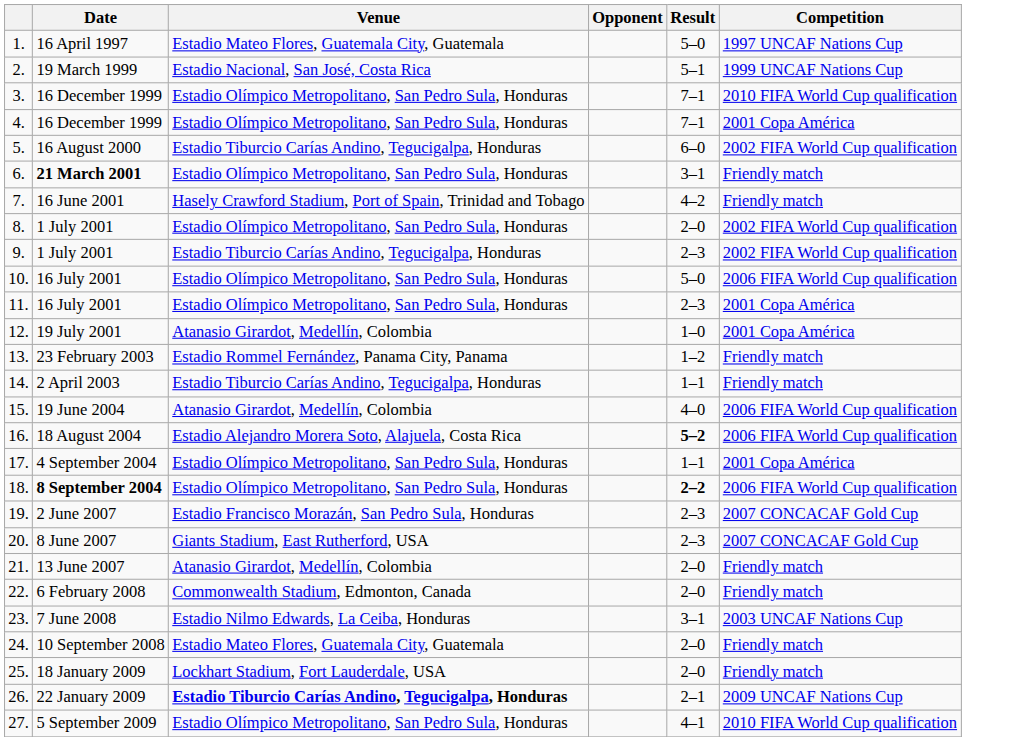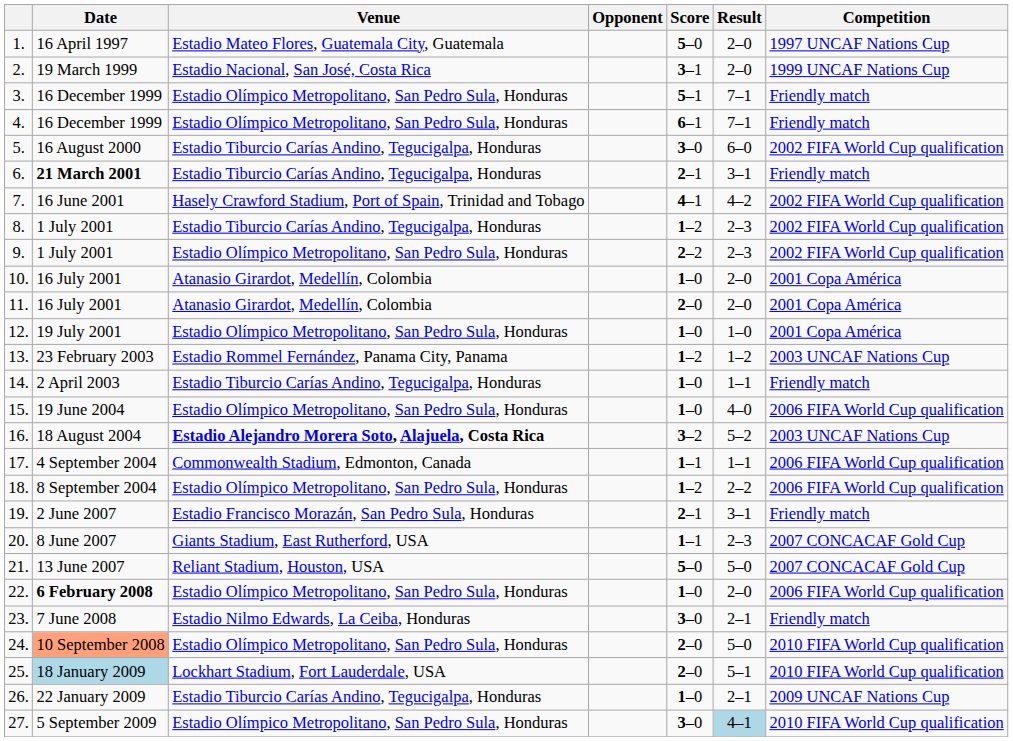+ column: (690, 17)
(693, 43) 5–0 -> (739, 43) 2–0
(693, 69) 5–1 -> (739, 69) 2–0
(840, 95) 2010 FIFA World Cup qualification -> (820, 95) Friendly match
(789, 122) 2001 Copa América -> (820, 122) Friendly match
(370, 174) Estadio Olímpico Metropolitano, San Pedro Sula, Honduras -> (357, 174) Estadio Tiburcio Carías Andino, Tegucigalpa, Honduras
(773, 200) Friendly match -> (887, 200) 2002 FIFA World Cup qualification
(370, 226) Estadio Olímpico Metropolitano, San Pedro Sula, Honduras -> (357, 226) Estadio Tiburcio Carías Andino, Tegucigalpa, Honduras
(693, 226) 2–0 -> (739, 226) 2–3
(357, 252) Estadio Tiburcio Carías Andino, Tegucigalpa, Honduras -> (370, 252) Estadio Olímpico Metropolitano, San Pedro Sula, Honduras
(370, 278) Estadio Olímpico Metropolitano, San Pedro Sula, Honduras -> (302, 278) Atanasio Girardot, Medellín, Colombia
(693, 278) 5–0 -> (739, 278) 2–0
(840, 278) 2006 FIFA World Cup qualification -> (835, 278) 2001 Copa América
(370, 305) Estadio Olímpico Metropolitano, San Pedro Sula, Honduras -> (302, 305) Atanasio Girardot, Medellín, Colombia
(693, 305) 2–3 -> (739, 305) 2–0
(302, 331) Atanasio Girardot, Medellín, Colombia -> (370, 331) Estadio Olímpico Metropolitano, San Pedro Sula, Honduras
(773, 357) Friendly match -> (859, 357) 2003 UNCAF Nations Cup
(302, 409) Atanasio Girardot, Medellín, Colombia -> (370, 409) Estadio Olímpico Metropolitano, San Pedro Sula, Honduras
(347, 435) normal -> (358, 435) bold
(693, 435) bold -> (739, 435) normal
(840, 435) 2006 FIFA World Cup qualification -> (859, 435) 2003 UNCAF Nations Cup
(370, 461) Estadio Olímpico Metropolitano, San Pedro Sula, Honduras -> (322, 461) Commonwealth Stadium, Edmonton, Canada
(789, 461) 2001 Copa América -> (887, 461) 2006 FIFA World Cup qualification
(99, 488) bold -> (96, 488) normal
(693, 488) bold -> (739, 488) normal
(693, 514) 2–3 -> (739, 514) 3–1
(821, 514) 2007 CONCACAF Gold Cup -> (820, 514) Friendly match
(302, 566) Atanasio Girardot, Medellín, Colombia -> (278, 566) Reliant Stadium, Houston, USA
(693, 566) 2–0 -> (739, 566) 5–0
(773, 566) Friendly match -> (867, 566) 2007 CONCACAF Gold Cup
(91, 592) normal -> (95, 592) bold
(322, 592) Commonwealth Stadium, Edmonton, Canada -> (370, 592) Estadio Olímpico Metropolitano, San Pedro Sula, Honduras
(773, 592) Friendly match -> (887, 592) 2006 FIFA World Cup qualification
(693, 618) 3–1 -> (739, 618) 2–1
(813, 618) 2003 UNCAF Nations Cup -> (820, 618) Friendly match
(101, 644) no background -> (101, 644) lightsalmon background
(338, 644) Estadio Mateo Flores, Guatemala City, Guatemala -> (370, 644) Estadio Olímpico Metropolitano, San Pedro Sula, Honduras
(693, 644) 2–0 -> (739, 644) 5–0
(773, 644) Friendly match -> (887, 644) 2010 FIFA World Cup qualification
(91, 670) no background -> (91, 670) lightblue background
(693, 670) 2–0 -> (739, 670) 5–1
(773, 670) Friendly match -> (887, 670) 2010 FIFA World Cup qualification
(370, 697) bold -> (357, 697) normal
(693, 723) no background -> (739, 723) lightblue background
